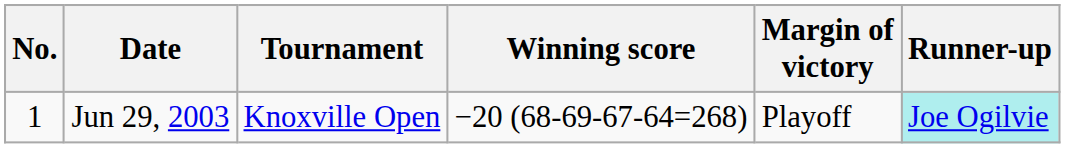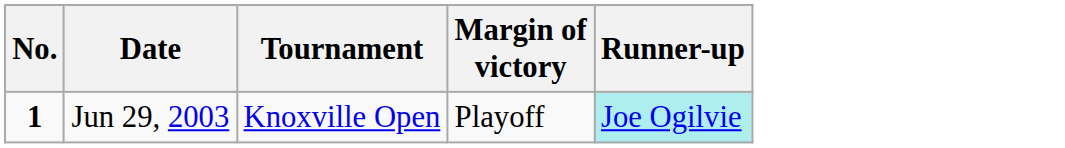- column: (601, 48)
(35, 116) normal -> (35, 116) bold
